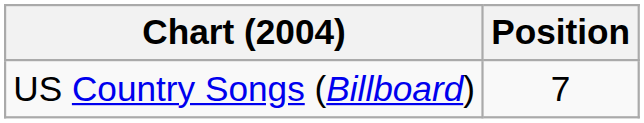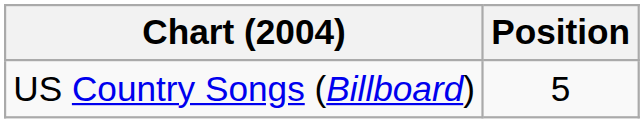(561, 88) 7 -> (561, 88) 5
